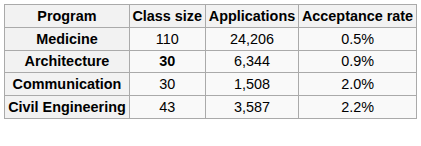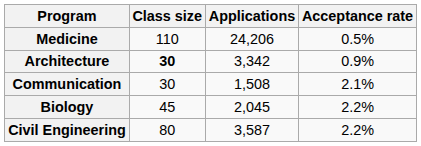(252, 61) 6,344 -> (252, 61) 3,342
(358, 84) 2.0% -> (358, 84) 2.1%
+ row: (67, 107)
(167, 107) 43 -> (167, 130) 80
